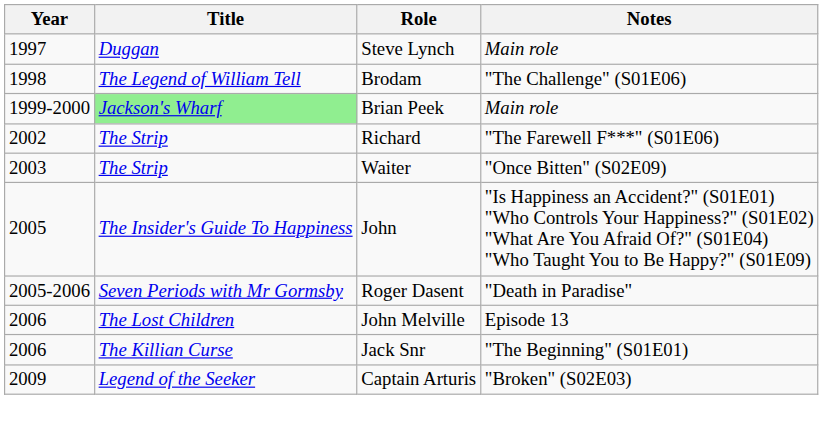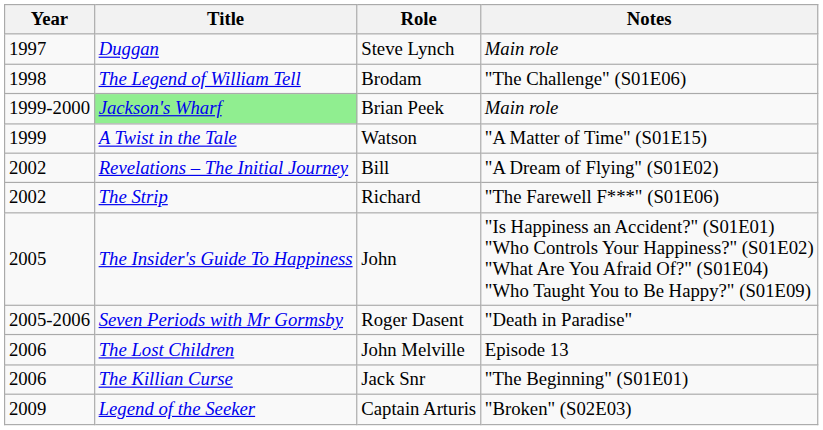+ row: (389, 138)
+ row: (375, 167)
- row: (386, 167)
